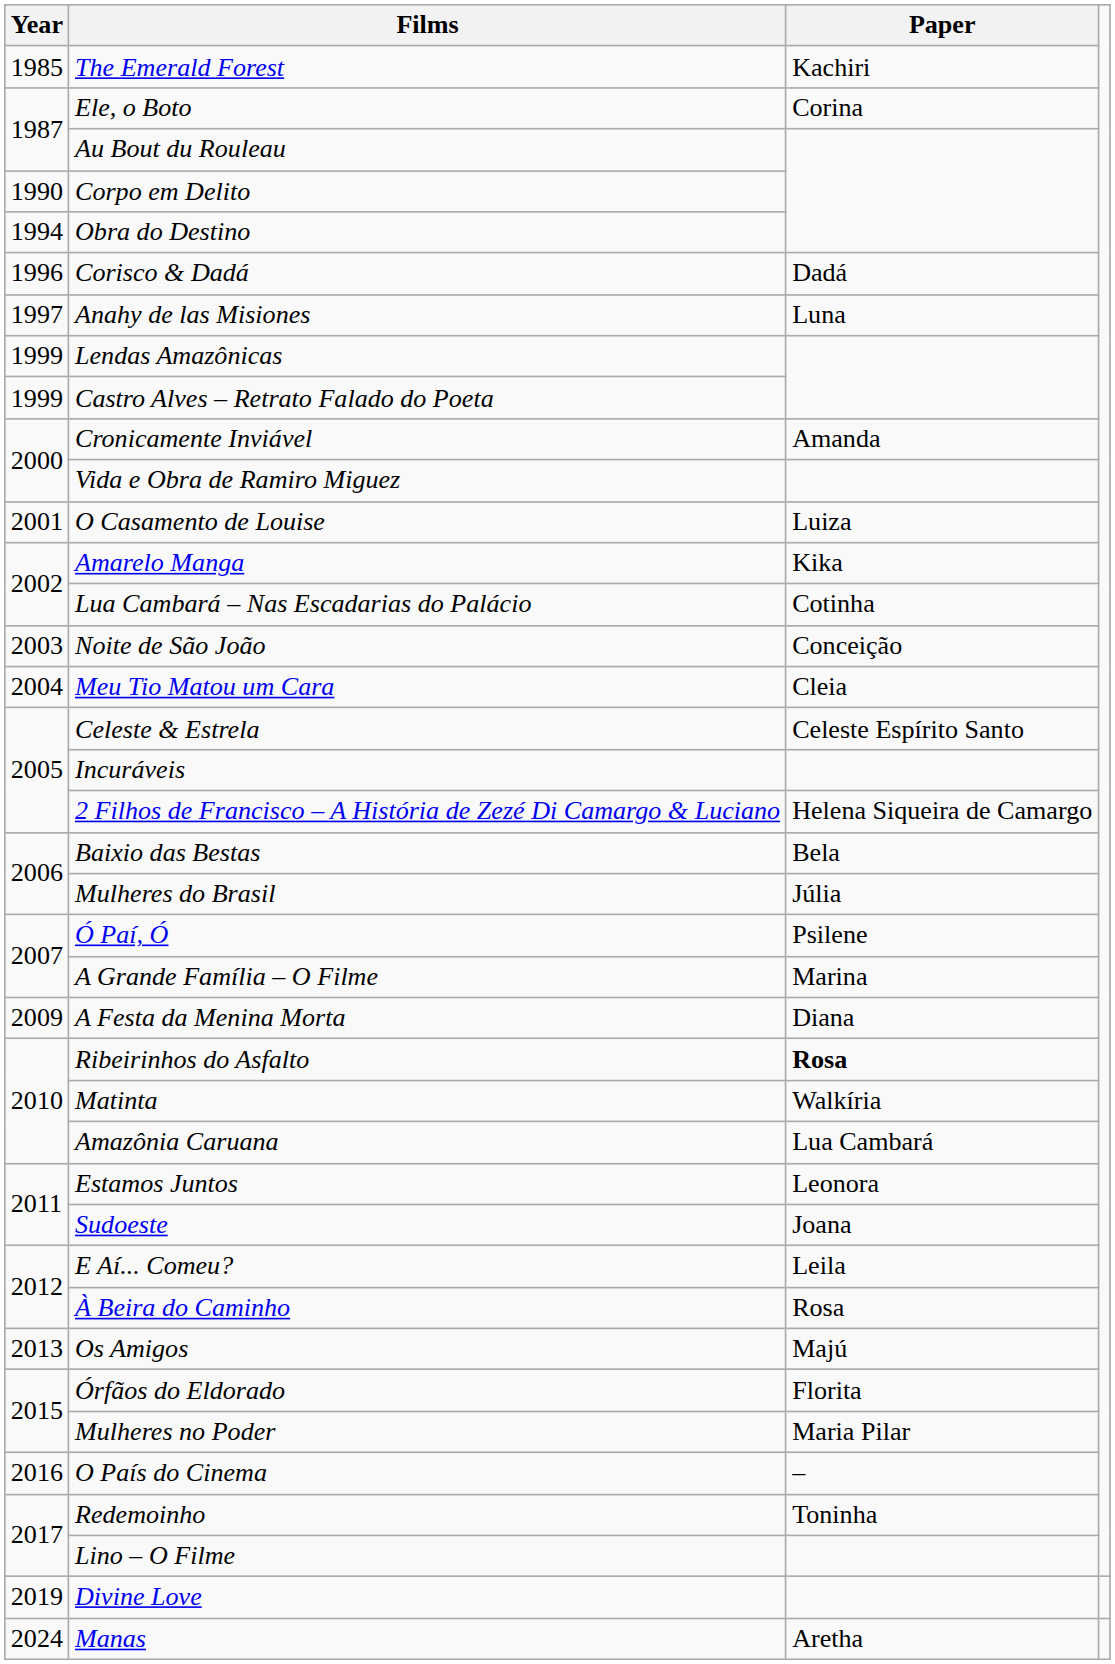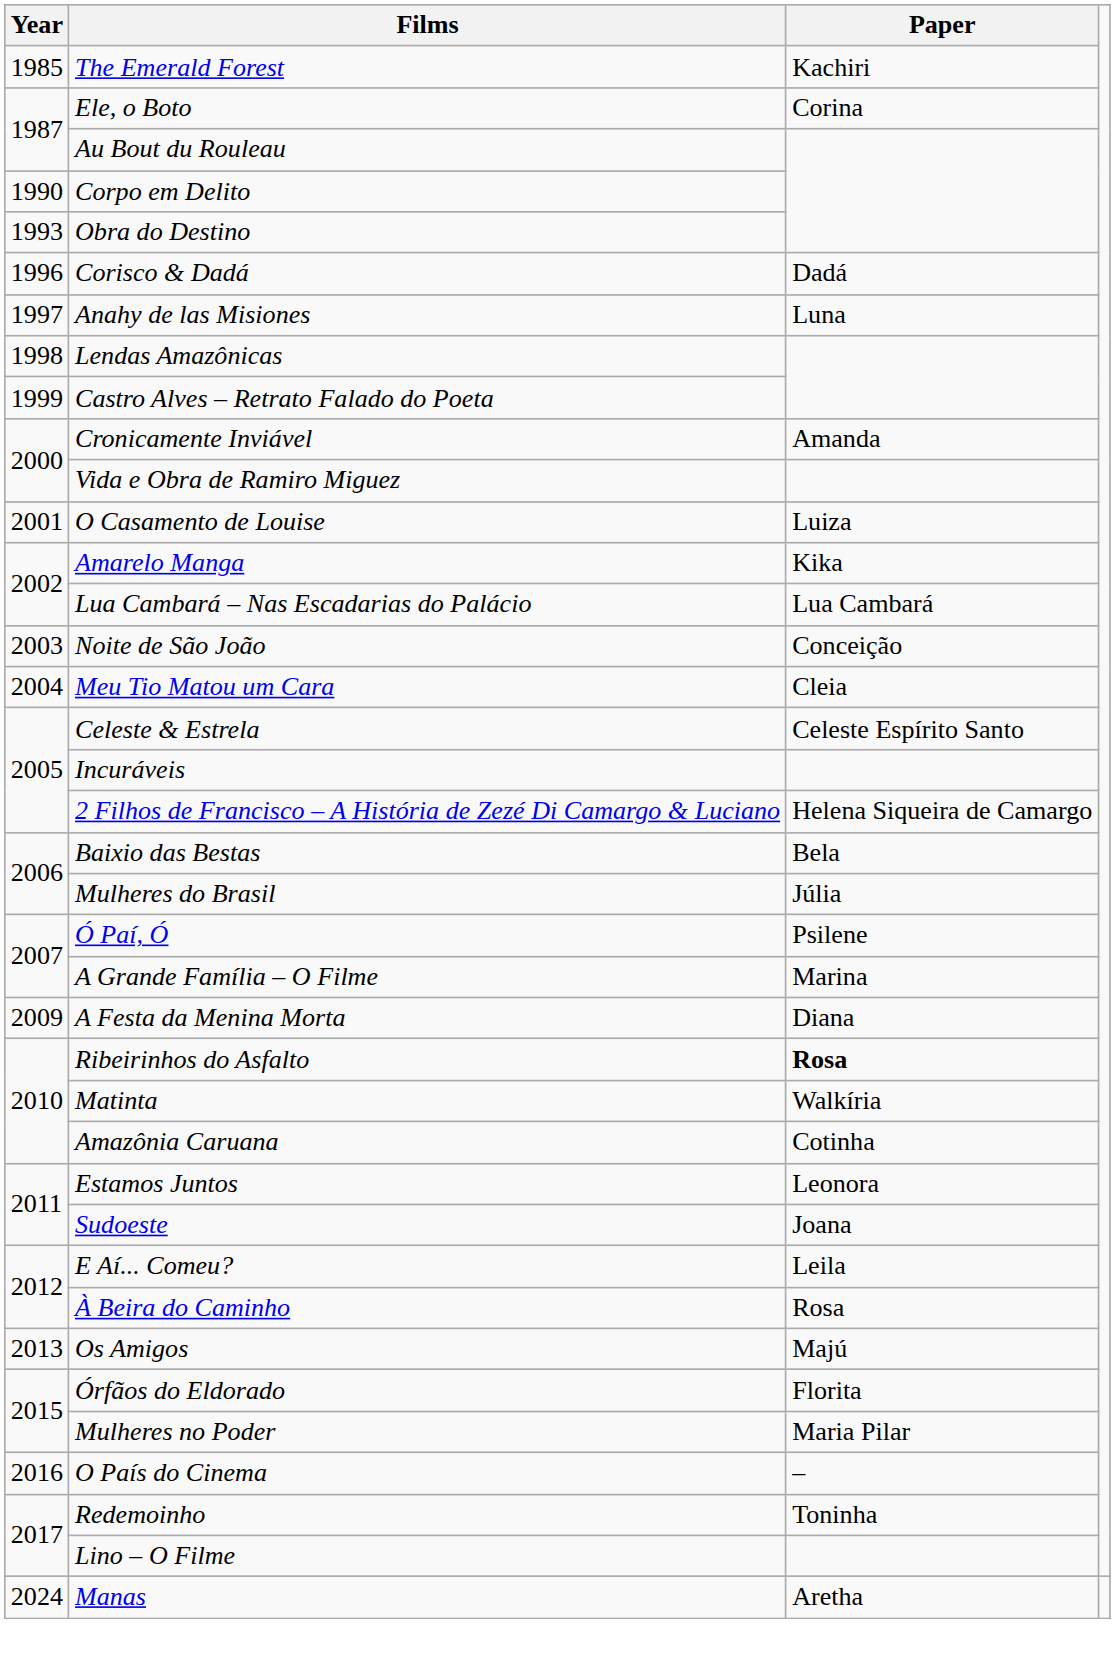(37, 231) 1994 -> (37, 231) 1993
(37, 356) 1999 -> (37, 356) 1998
(833, 604) Cotinha -> (863, 604) Lua Cambará
(863, 1141) Lua Cambará -> (833, 1141) Cotinha
- row: (138, 1596)
